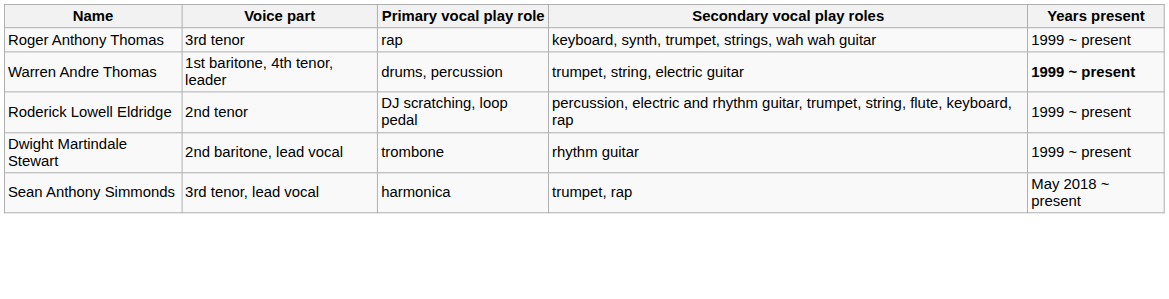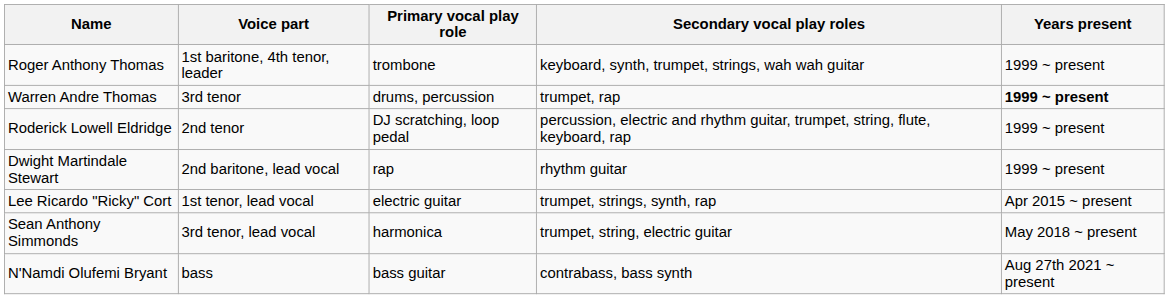(215, 39) 3rd tenor -> (255, 65) 1st baritone, 4th tenor, leader
(392, 39) rap -> (404, 65) trombone
(259, 71) 1st baritone, 4th tenor, leader -> (211, 96) 3rd tenor
(648, 71) trumpet, string, electric guitar -> (580, 96) trumpet, rap
(413, 152) trombone -> (383, 169) rap
+ row: (90, 201)
(592, 192) trumpet, rap -> (636, 233) trumpet, string, electric guitar
+ row: (87, 273)
